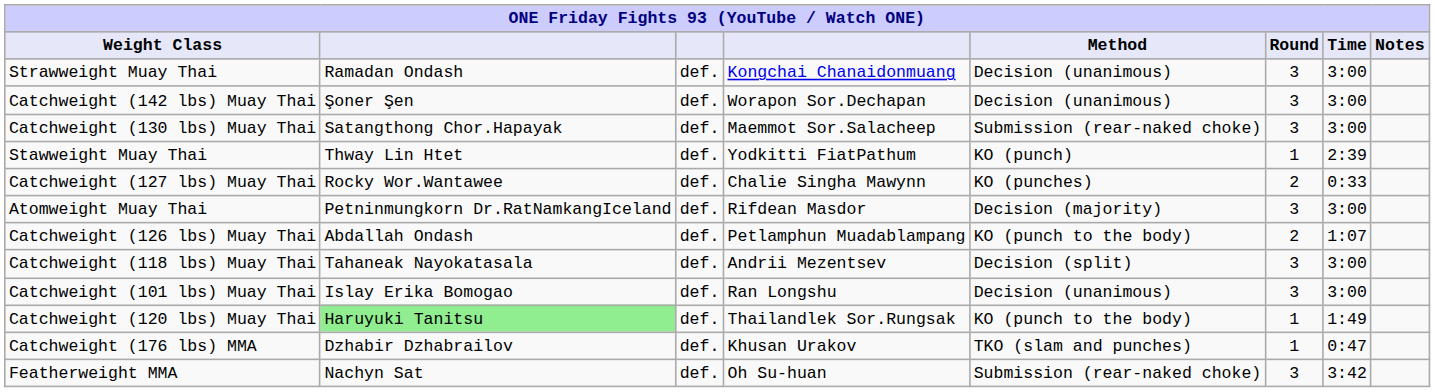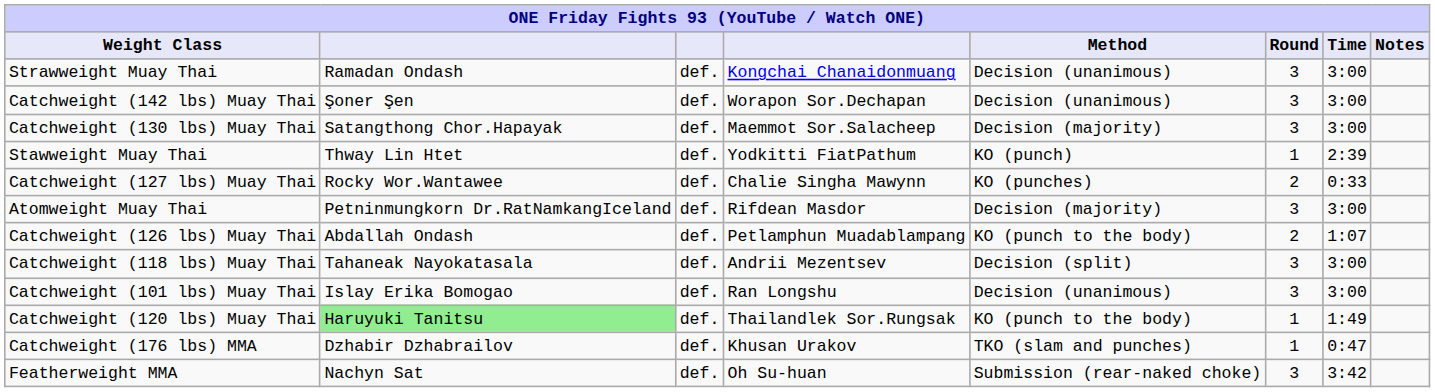(1117, 128) Submission (rear-naked choke) -> (1068, 128) Decision (majority)
